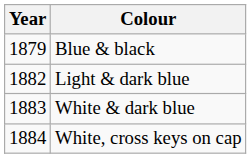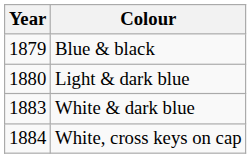(28, 78) 1882 -> (28, 78) 1880
